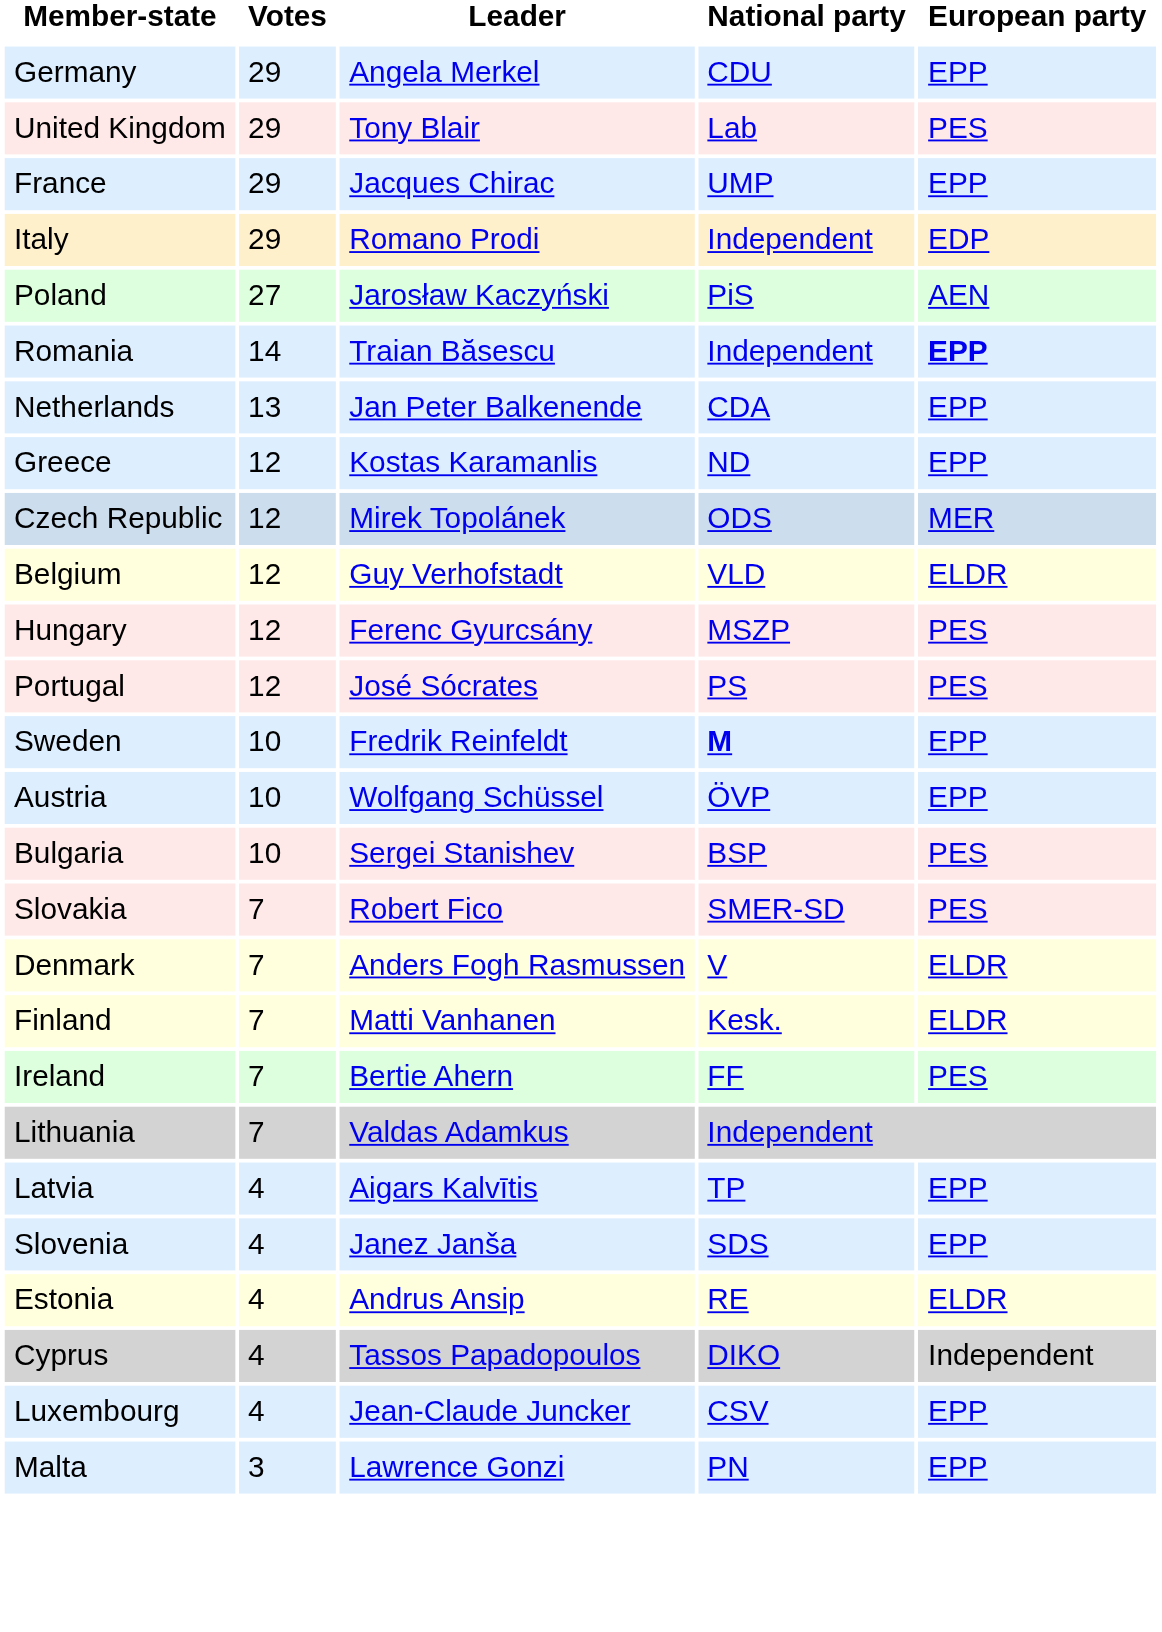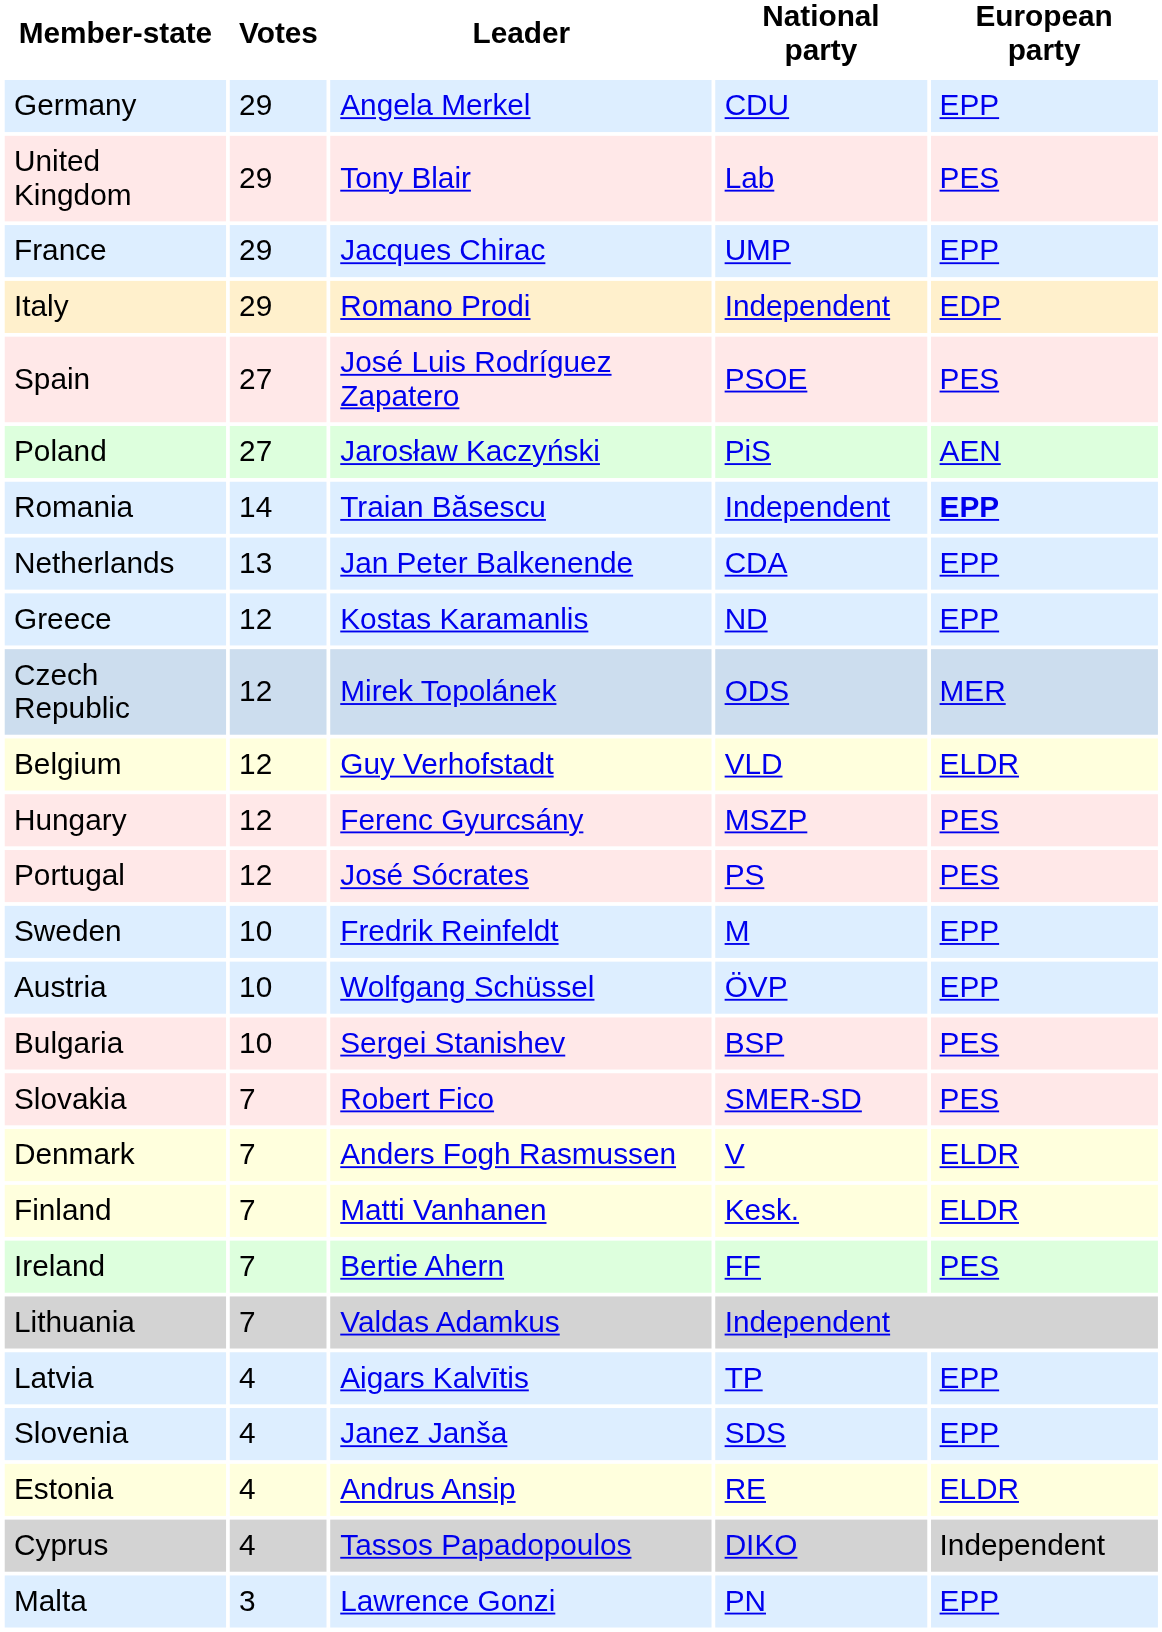+ row: (52, 379)
(720, 741) bold -> (737, 931) normal
- row: (97, 1411)
